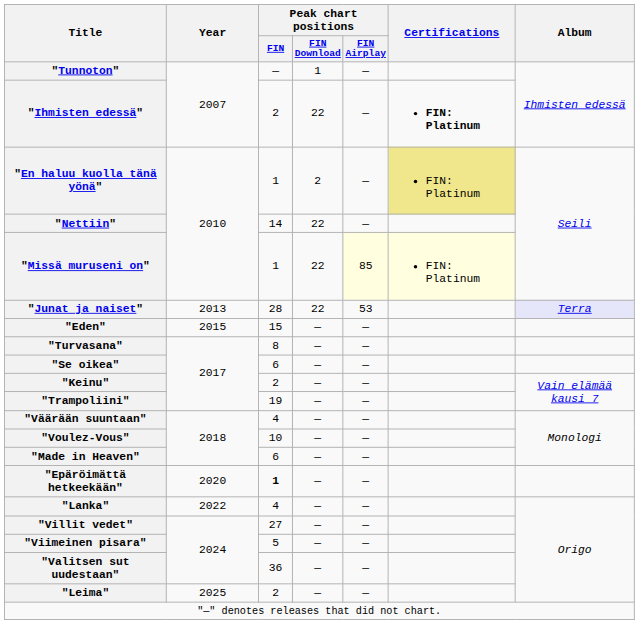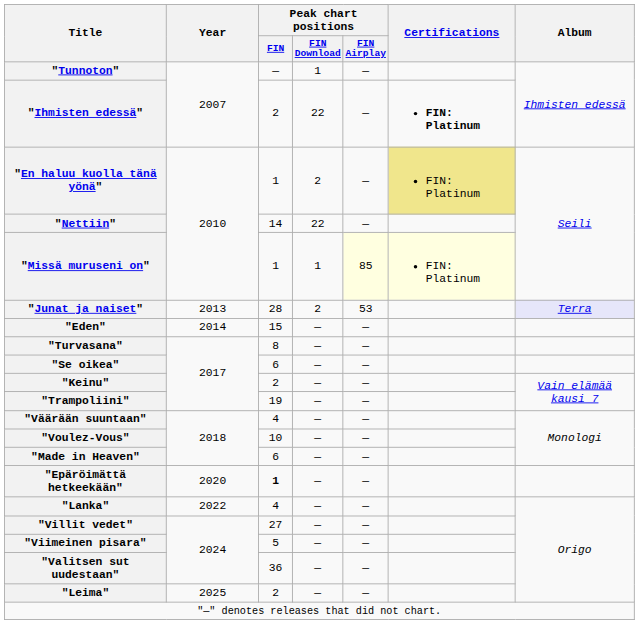(318, 266) 22 -> (318, 266) 1
(318, 309) 22 -> (318, 309) 2
(213, 327) 2015 -> (213, 327) 2014
